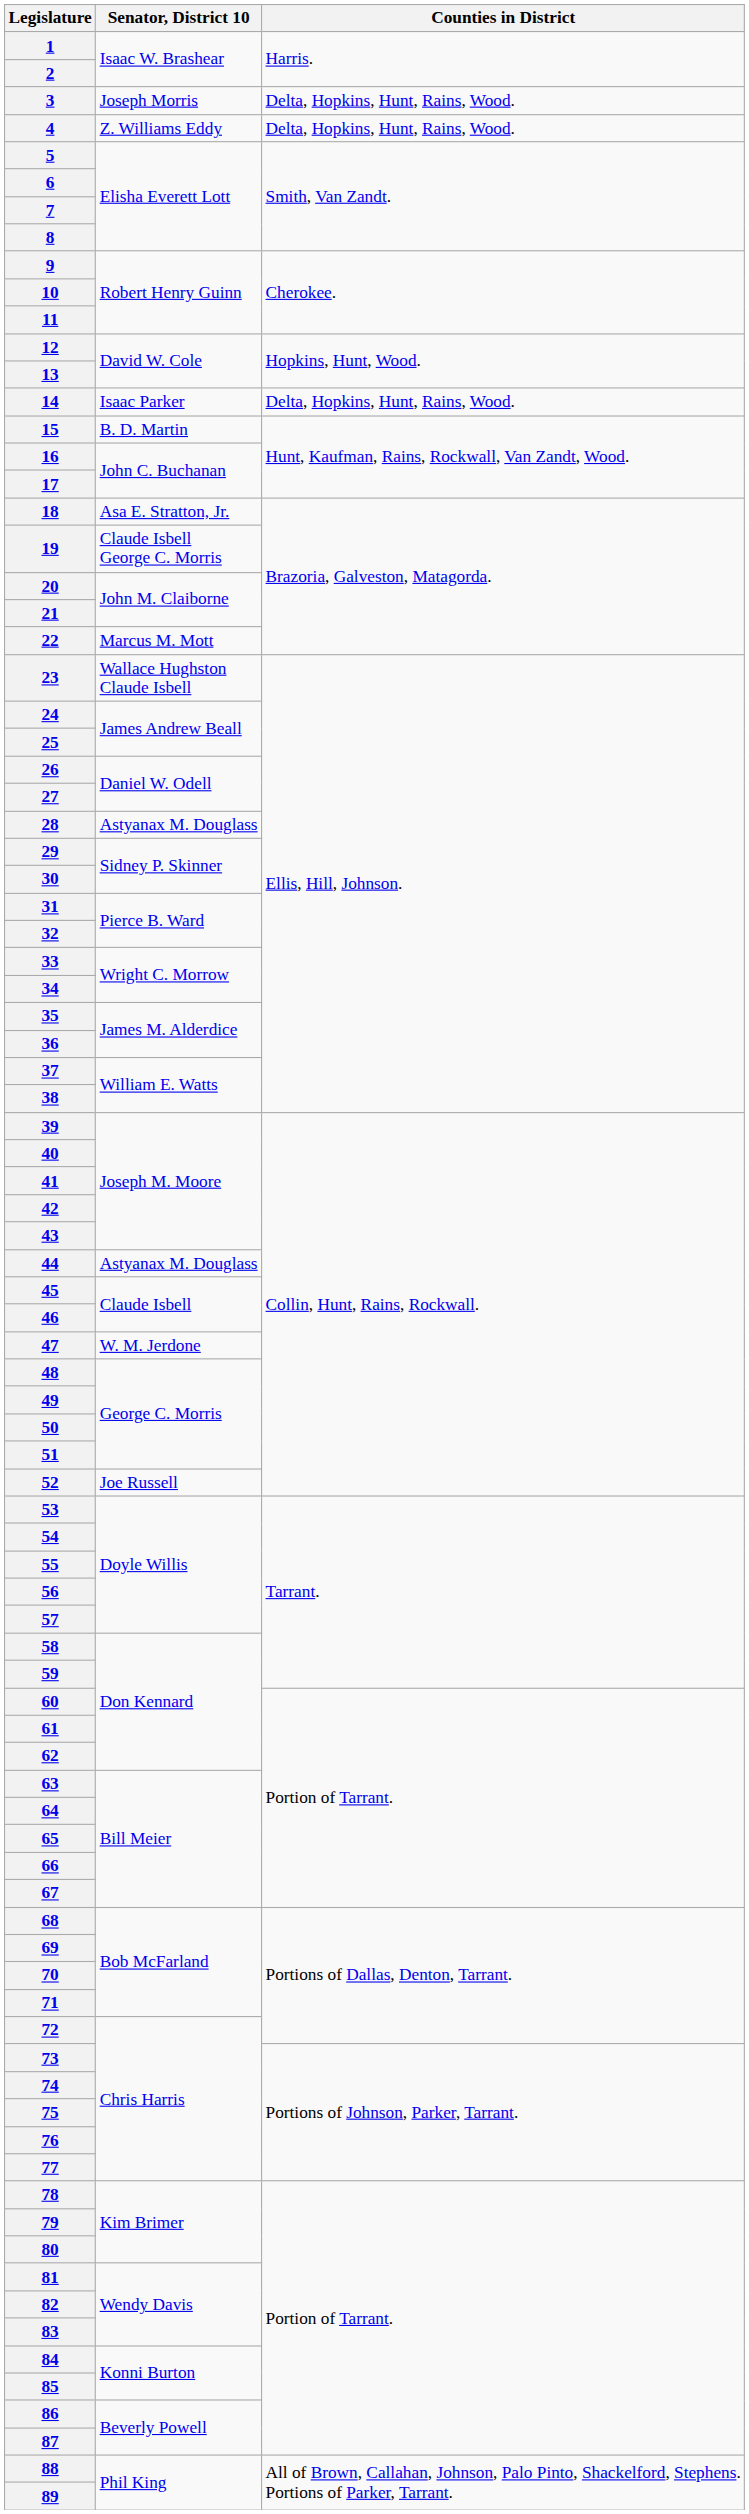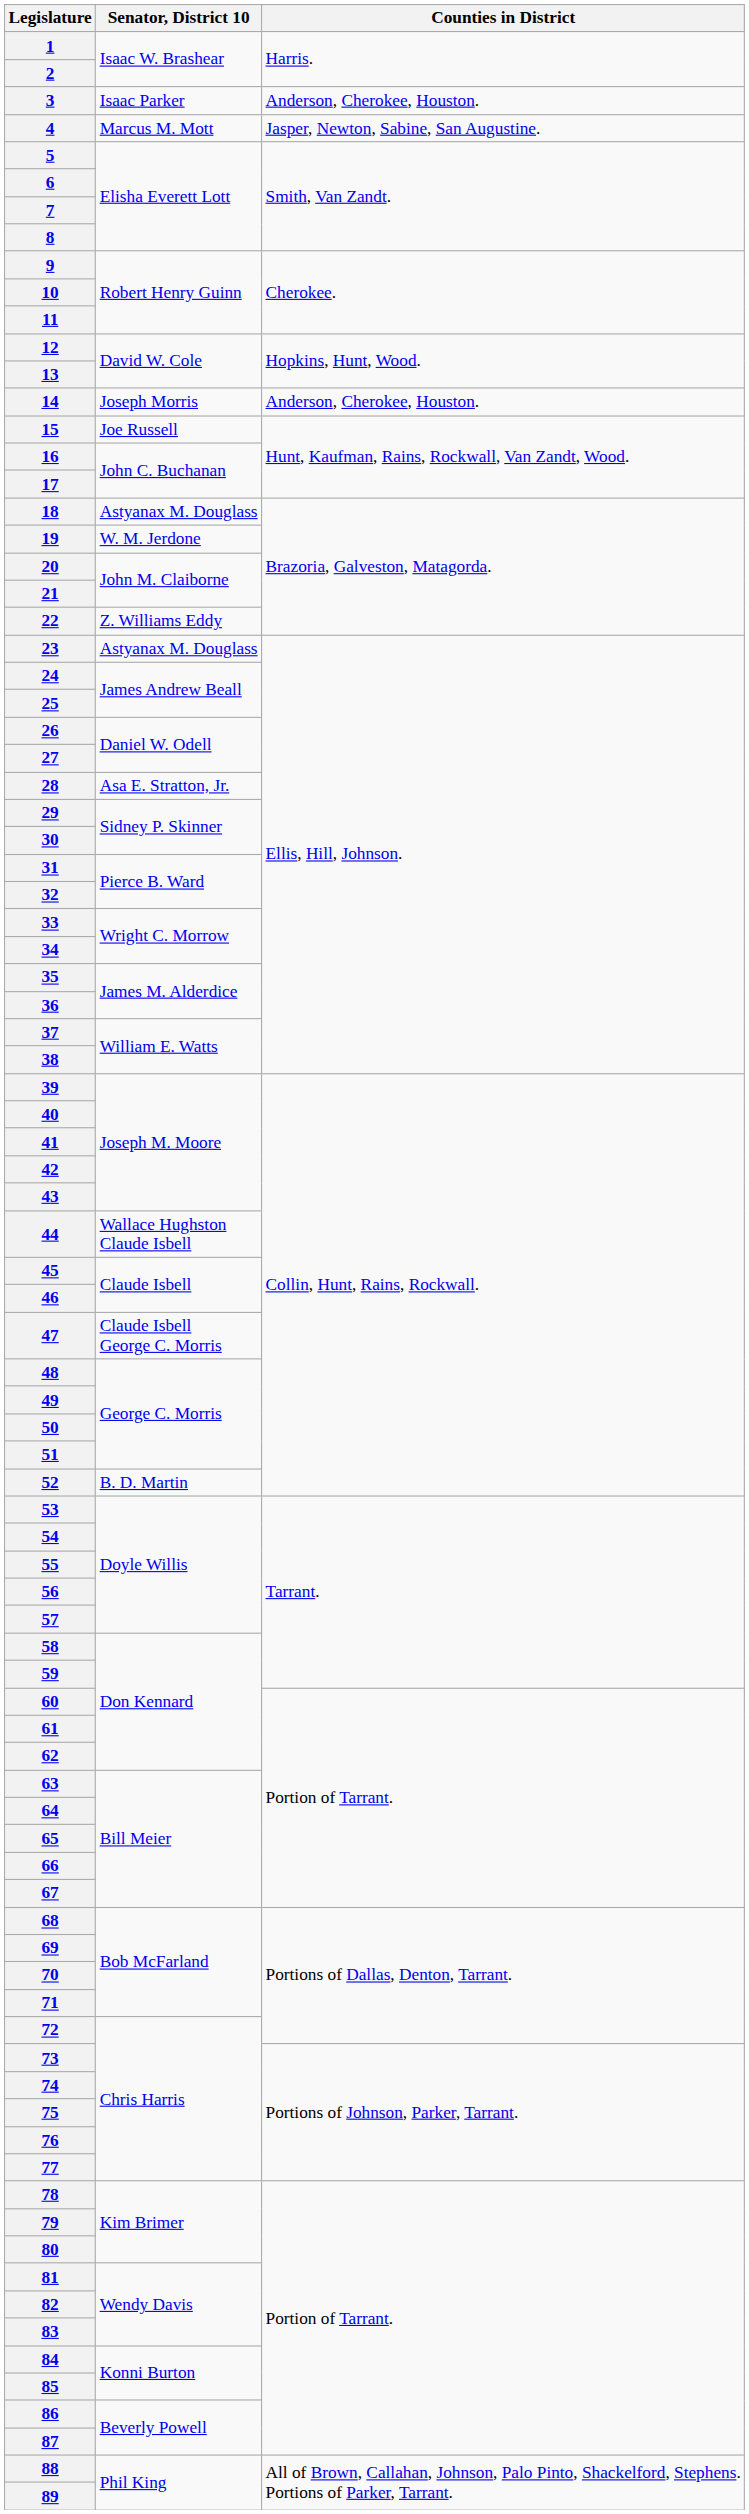(149, 100) Joseph Morris -> (142, 100) Isaac Parker
(390, 100) Delta, Hopkins, Hunt, Rains, Wood. -> (372, 100) Anderson, Cherokee, Houston.
(161, 127) Z. Williams Eddy -> (157, 127) Marcus M. Mott
(390, 127) Delta, Hopkins, Hunt, Rains, Wood. -> (403, 127) Jasper, Newton, Sabine, San Augustine.
(142, 401) Isaac Parker -> (149, 401) Joseph Morris
(390, 401) Delta, Hopkins, Hunt, Rains, Wood. -> (372, 401) Anderson, Cherokee, Houston.
(144, 429) B. D. Martin -> (139, 429) Joe Russell
(164, 511) Asa E. Stratton, Jr. -> (179, 511) Astyanax M. Douglass
(161, 548) Claude Isbell George C. Morris -> (150, 538) W. M. Jerdone
(157, 640) Marcus M. Mott -> (161, 621) Z. Williams Eddy
(163, 677) Wallace Hughston Claude Isbell -> (179, 648) Astyanax M. Douglass
(179, 824) Astyanax M. Douglass -> (164, 785) Asa E. Stratton, Jr.
(179, 1262) Astyanax M. Douglass -> (163, 1233) Wallace Hughston Claude Isbell
(150, 1345) W. M. Jerdone -> (161, 1335) Claude Isbell George C. Morris
(139, 1482) Joe Russell -> (144, 1482) B. D. Martin
